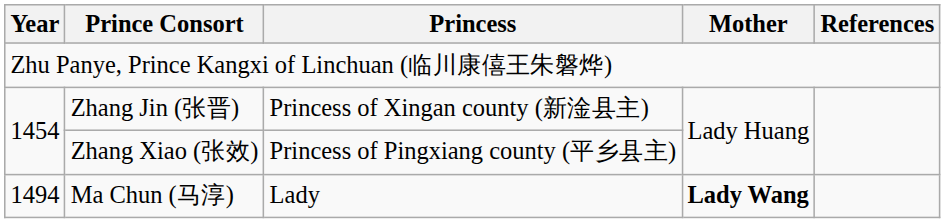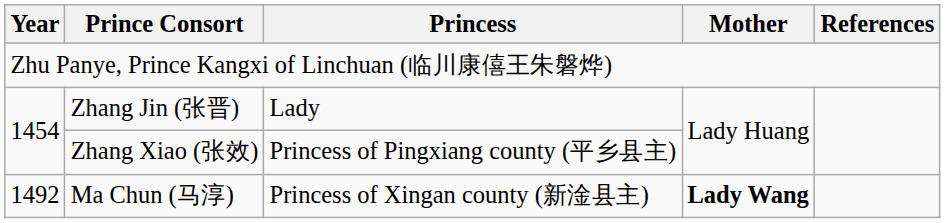(459, 107) Princess of Xingan county (新淦县主) -> (295, 108) Lady
(35, 195) 1494 -> (35, 195) 1492
(295, 195) Lady -> (459, 194) Princess of Xingan county (新淦县主)
